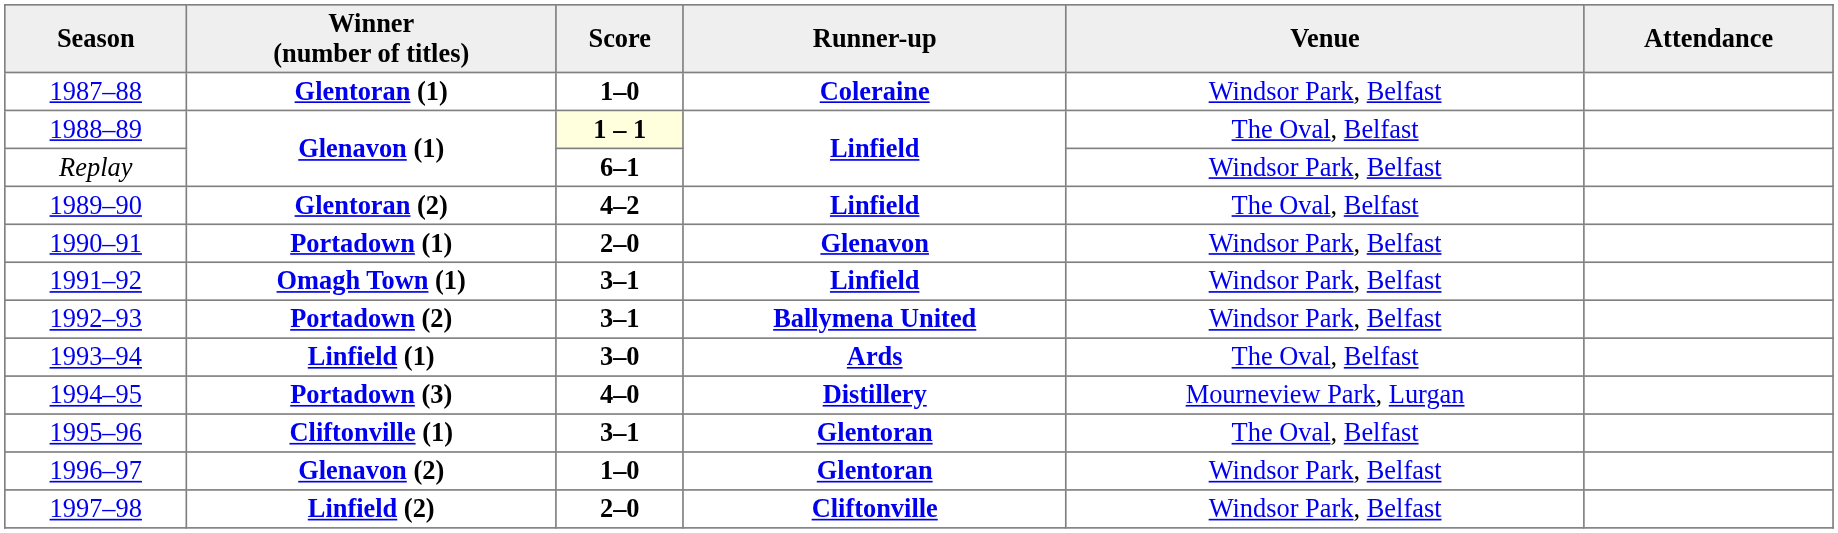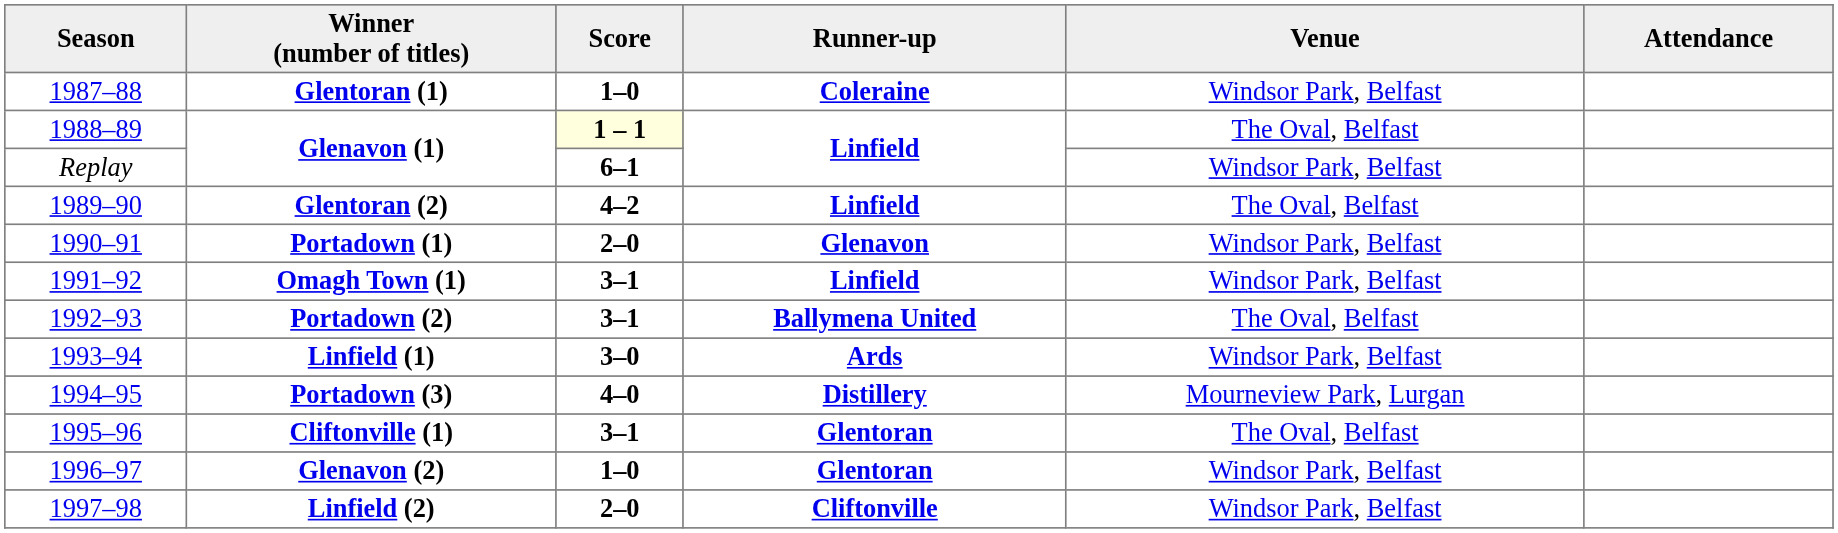(1325, 318) Windsor Park, Belfast -> (1325, 318) The Oval, Belfast
(1325, 356) The Oval, Belfast -> (1325, 356) Windsor Park, Belfast
